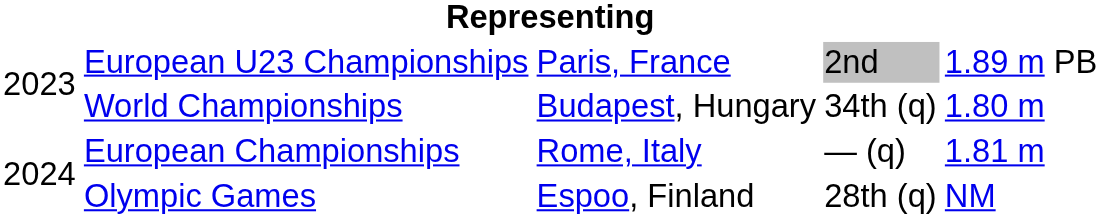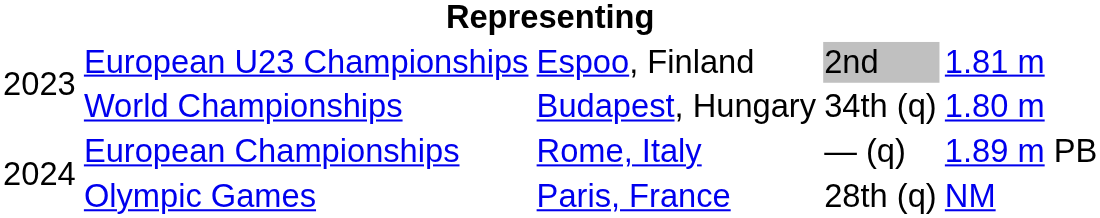(634, 61) Paris, France -> (645, 61) Espoo, Finland
(1021, 61) 1.89 m PB -> (995, 61) 1.81 m
(995, 151) 1.81 m -> (1021, 151) 1.89 m PB
(645, 196) Espoo, Finland -> (634, 196) Paris, France
